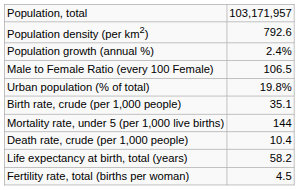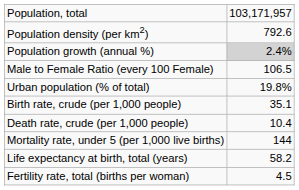(279, 51) no background -> (279, 51) lightgrey background
rows swapped: (98, 140) <-> (116, 122)
